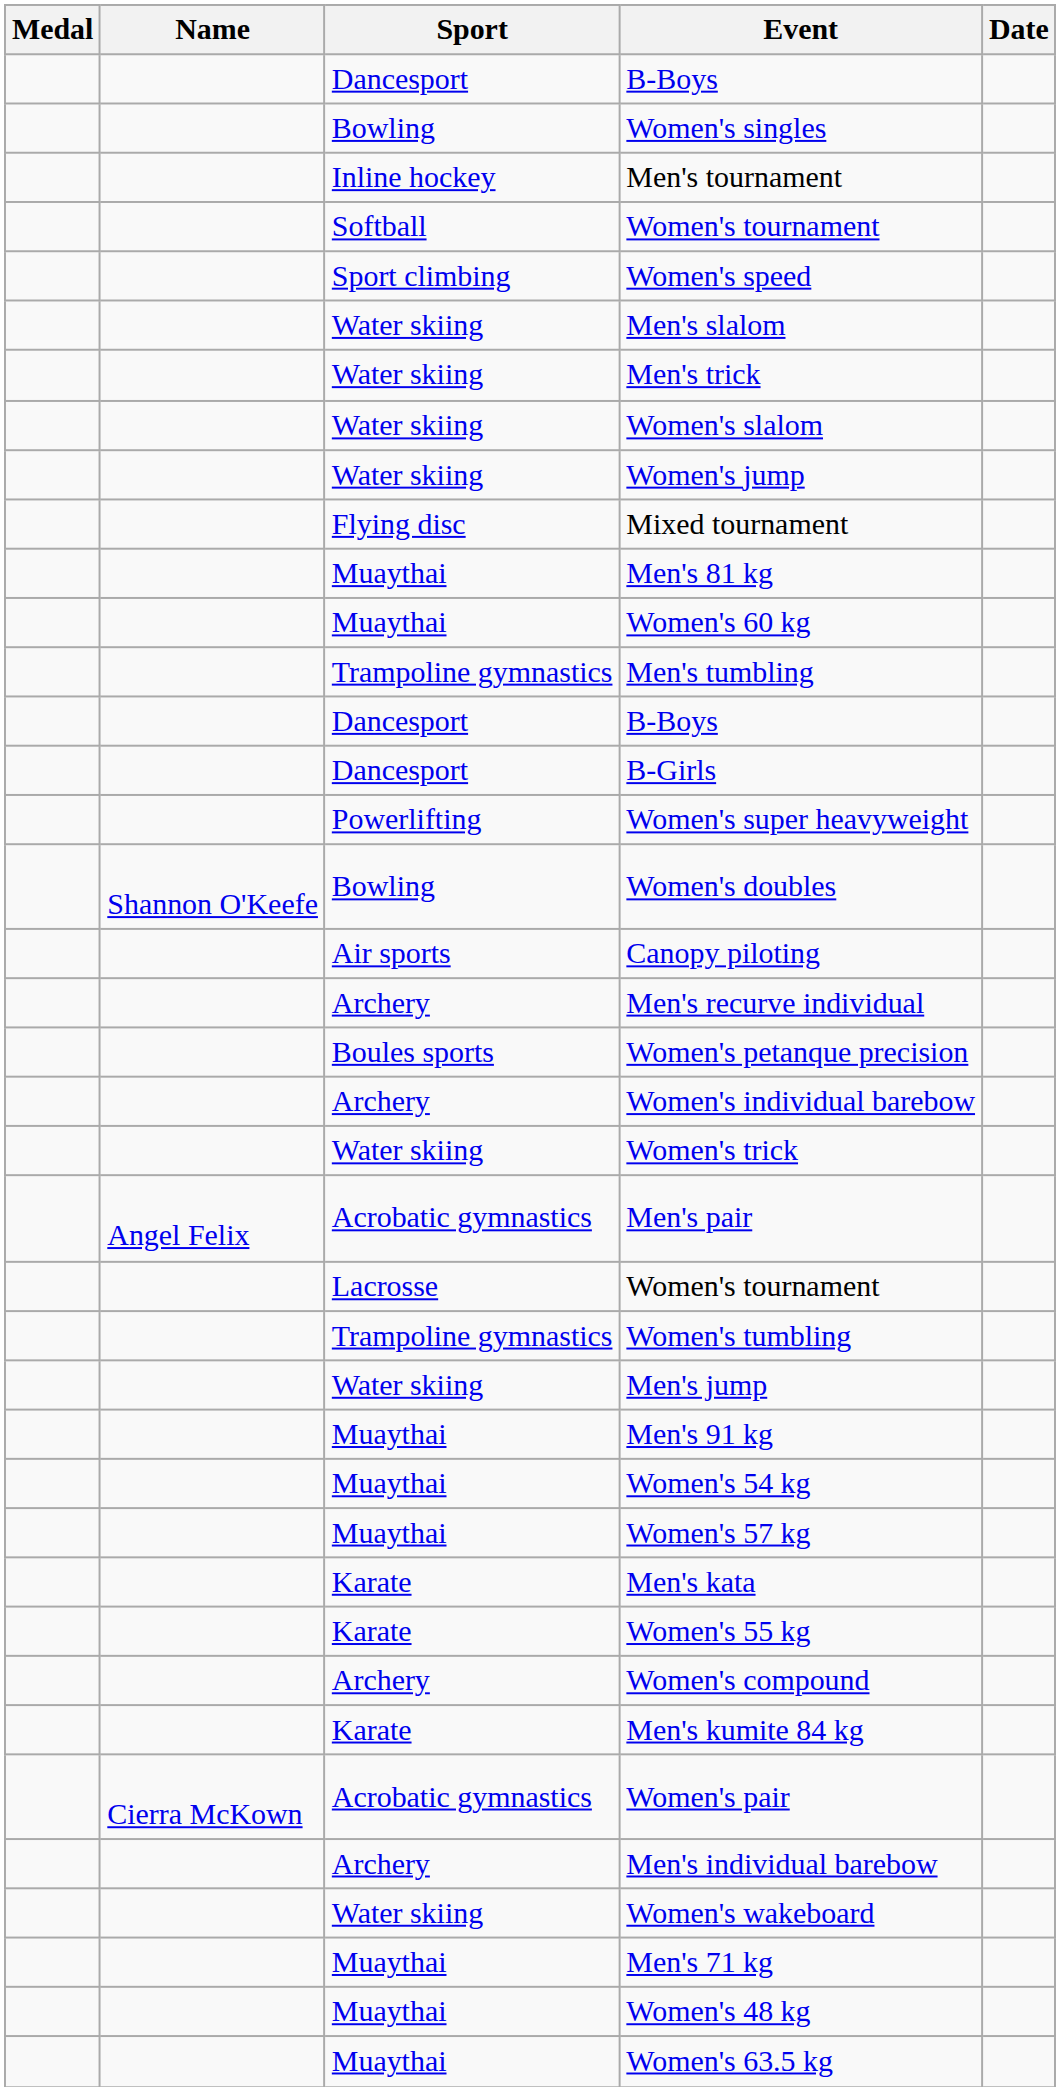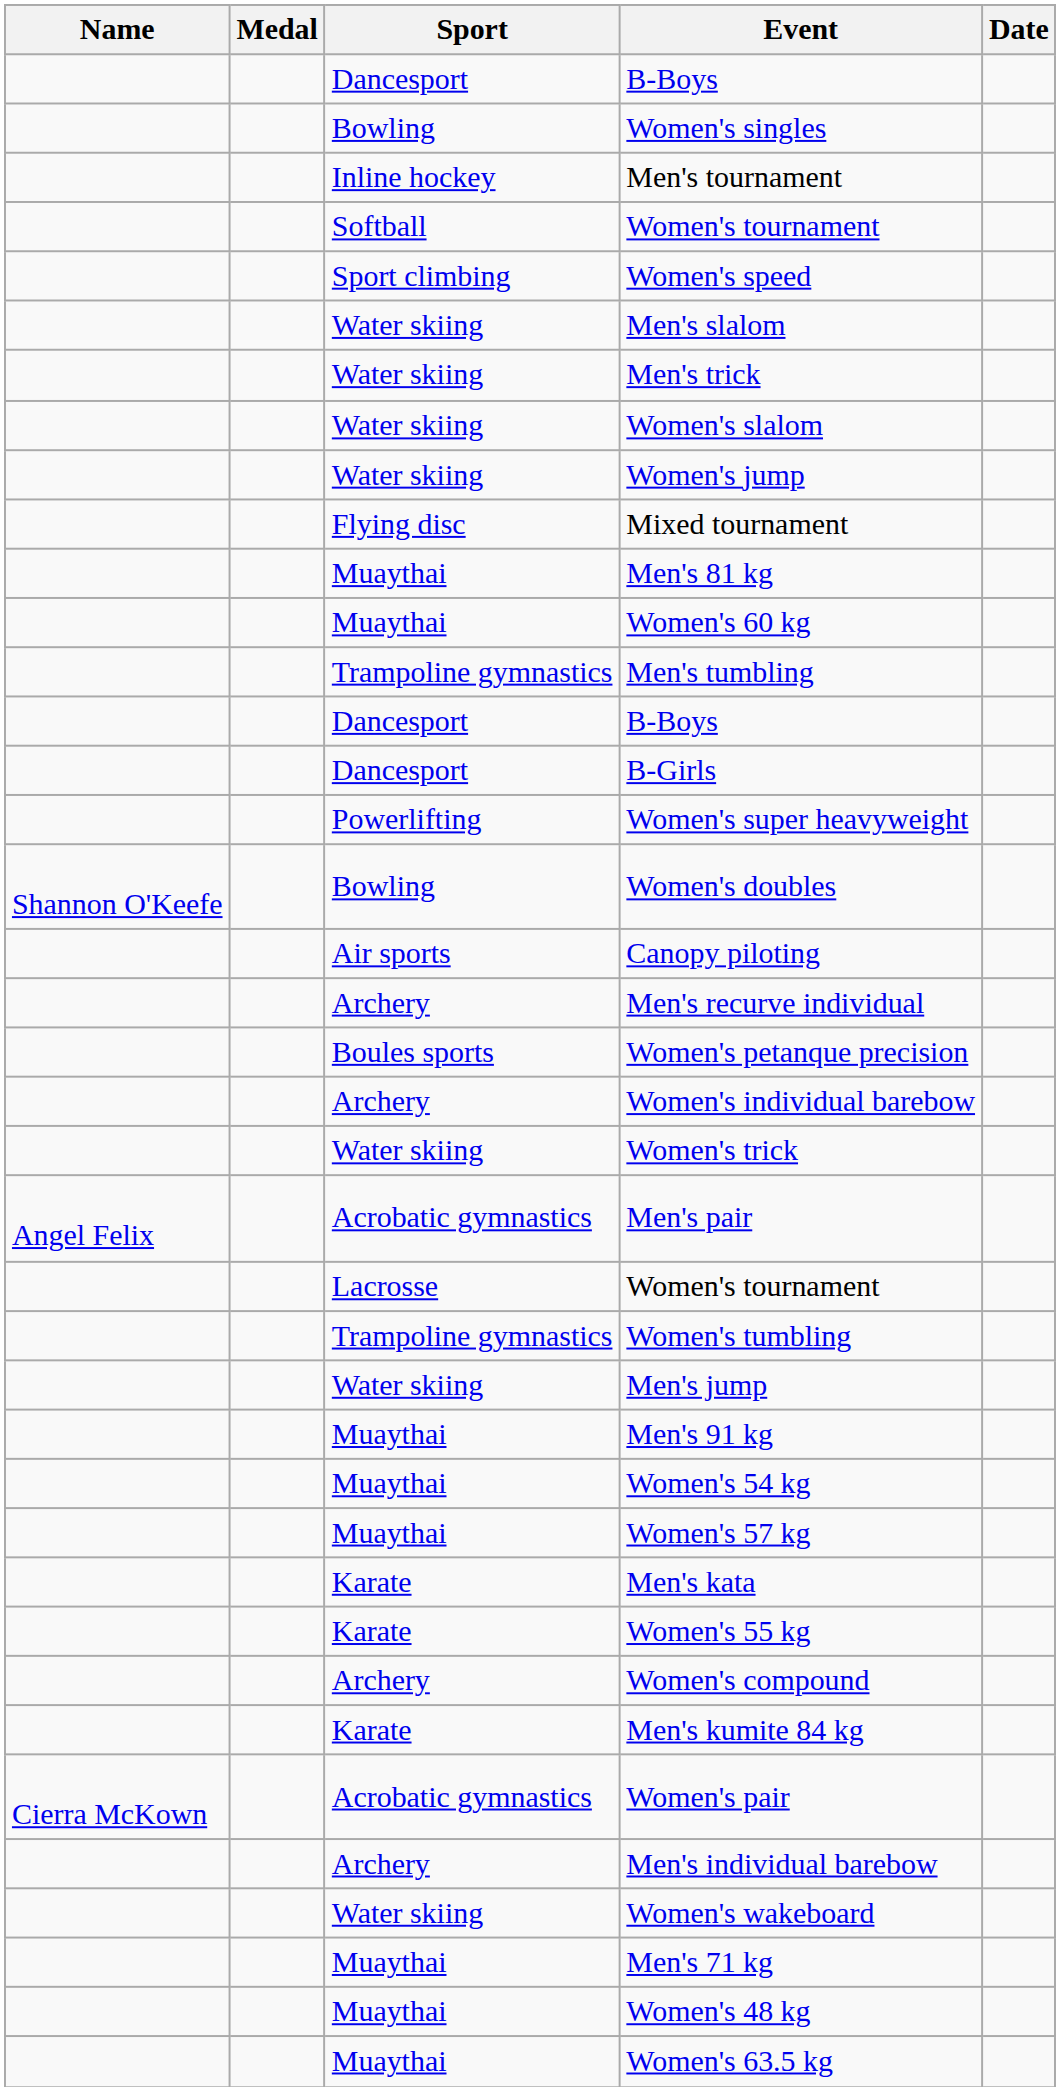columns swapped: (53, 29) <-> (213, 29)
